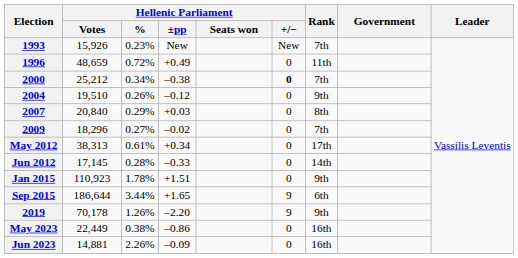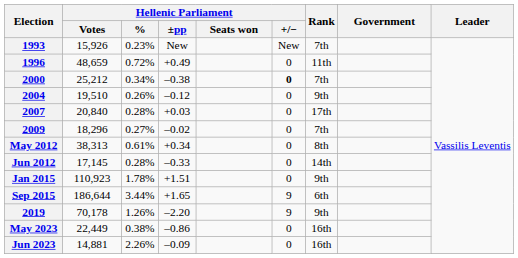(140, 112) 0.29% -> (140, 112) 0.28%
(321, 112) 8th -> (321, 112) 17th
(321, 145) 17th -> (321, 145) 8th
